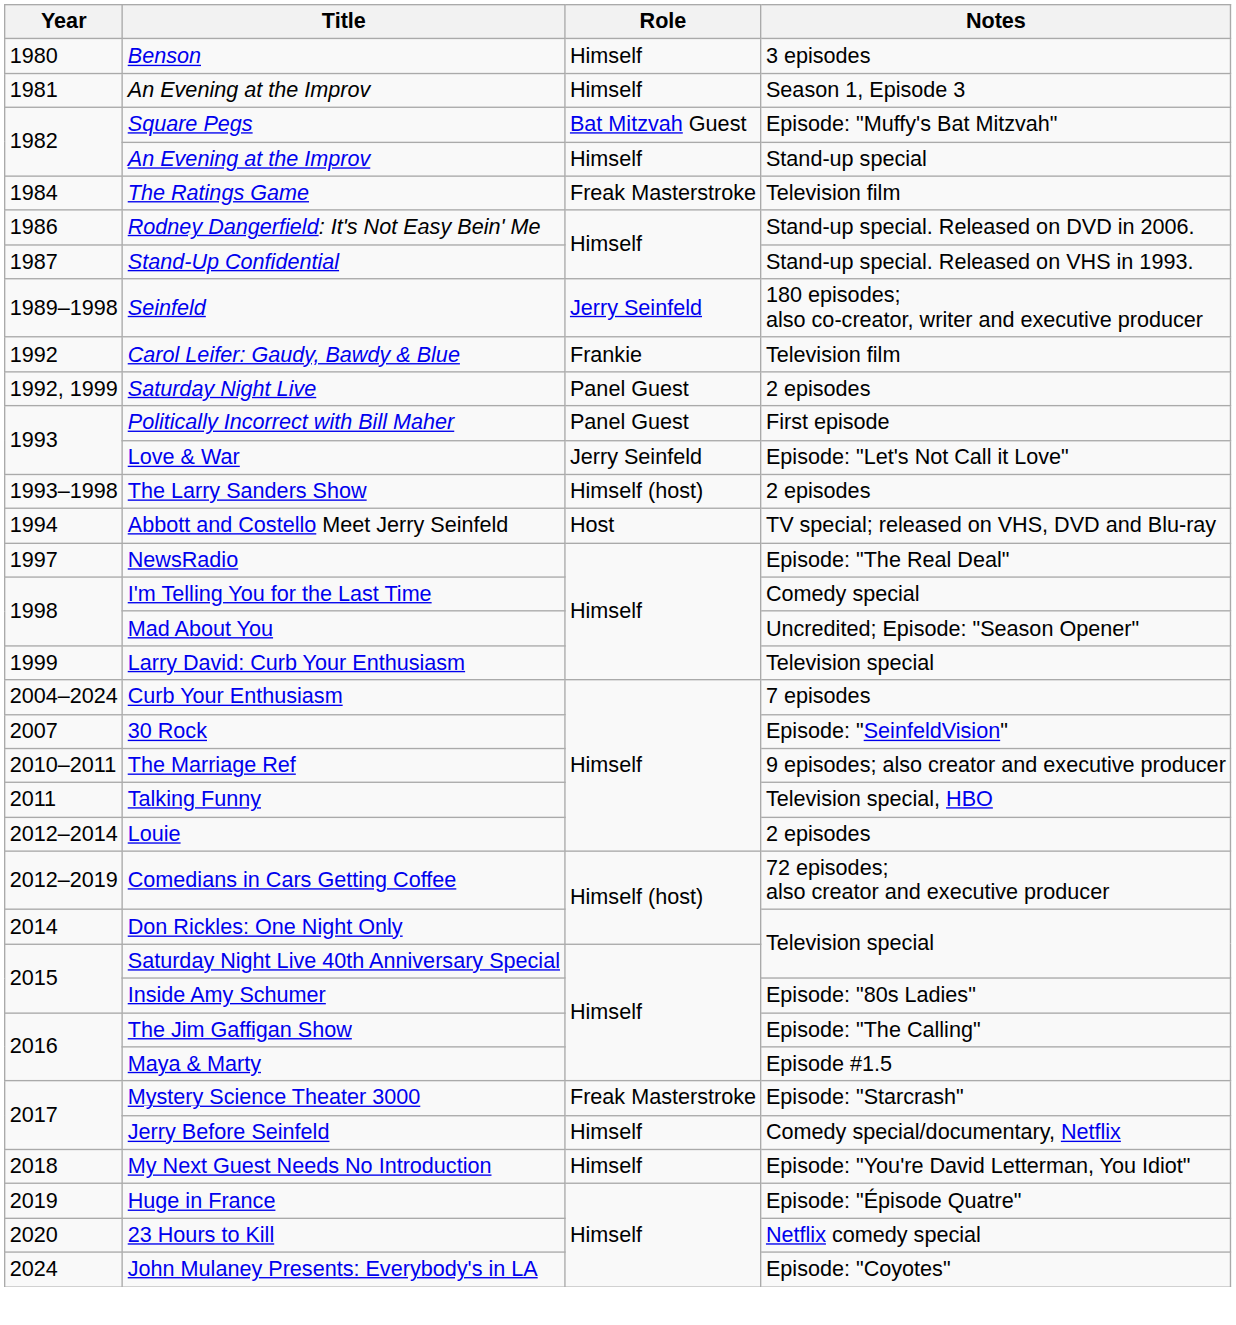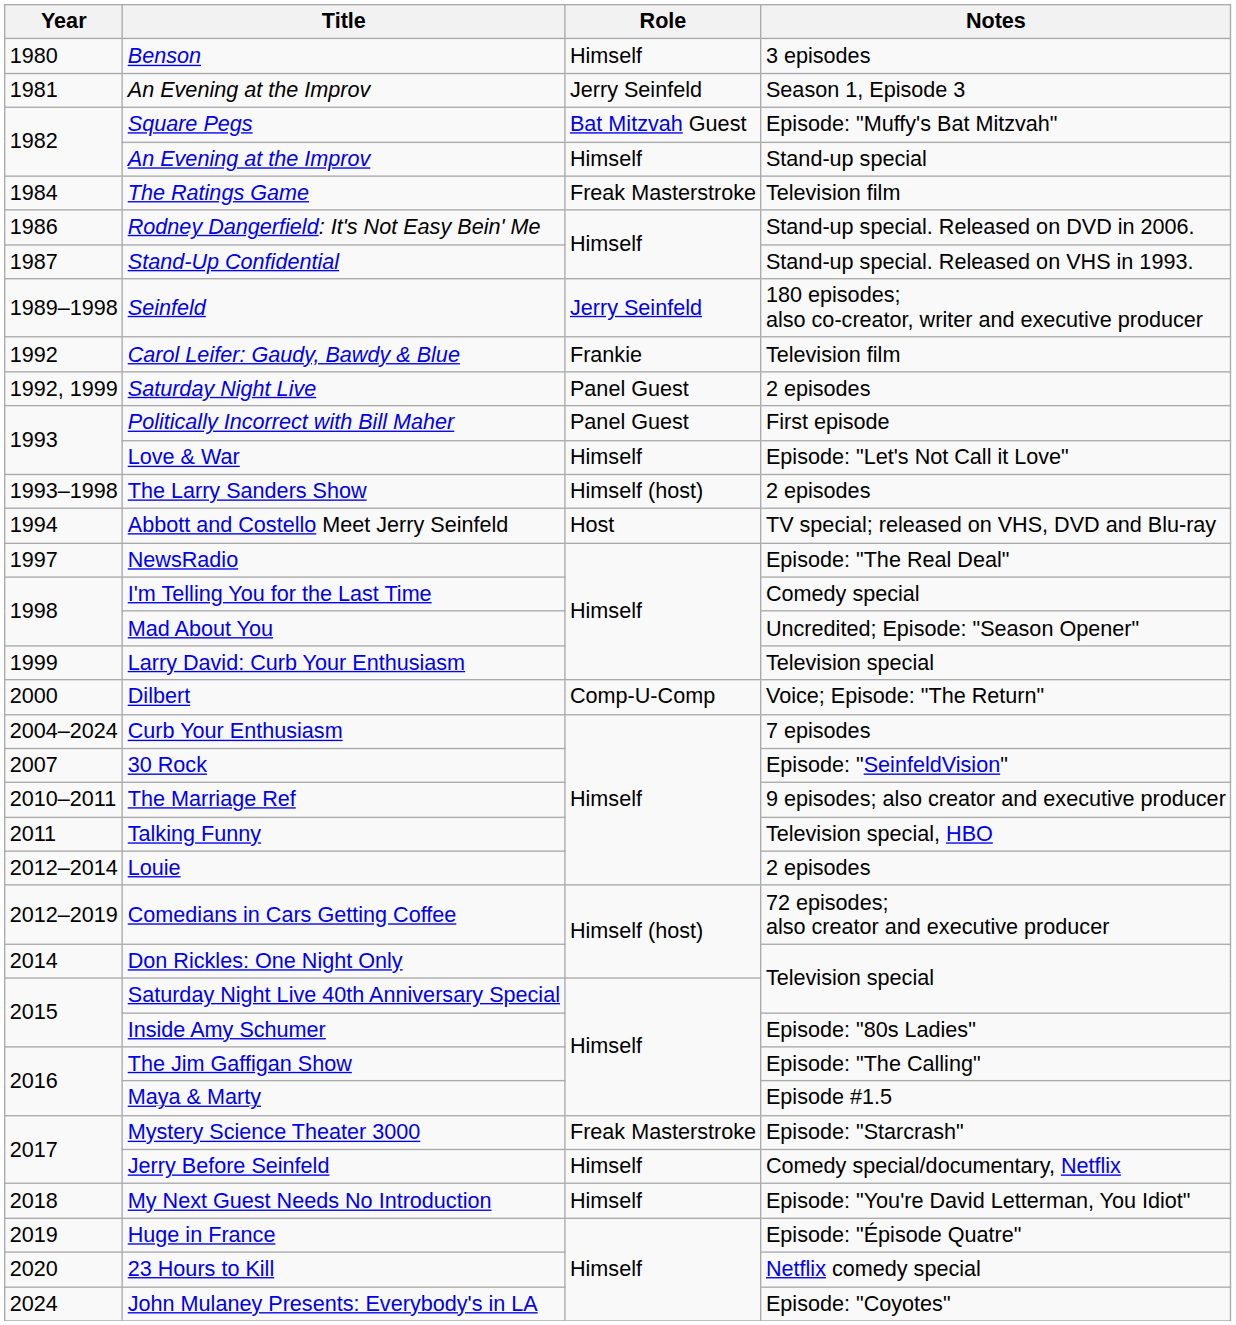(606, 90) Himself -> (636, 90) Jerry Seinfeld
(636, 457) Jerry Seinfeld -> (606, 457) Himself
+ row: (159, 696)
